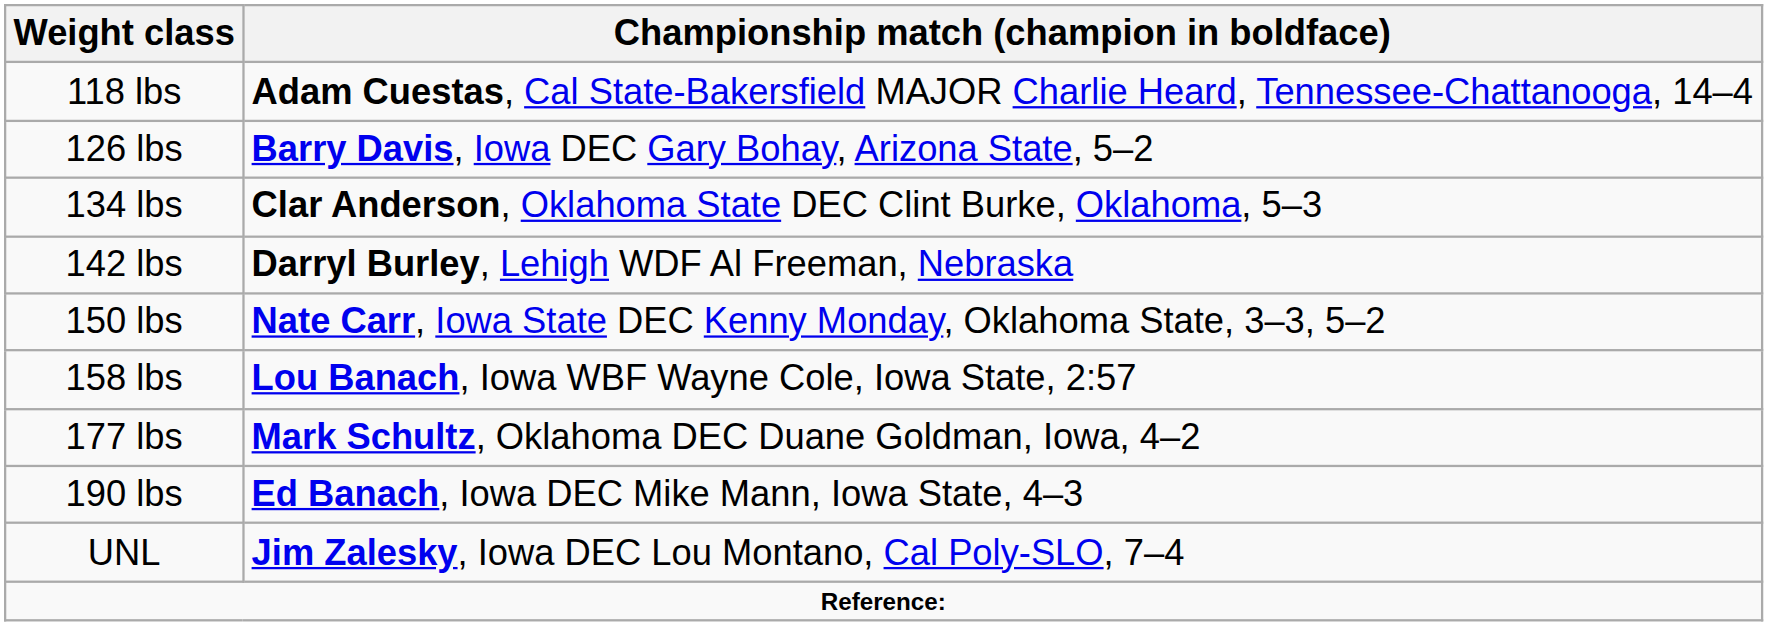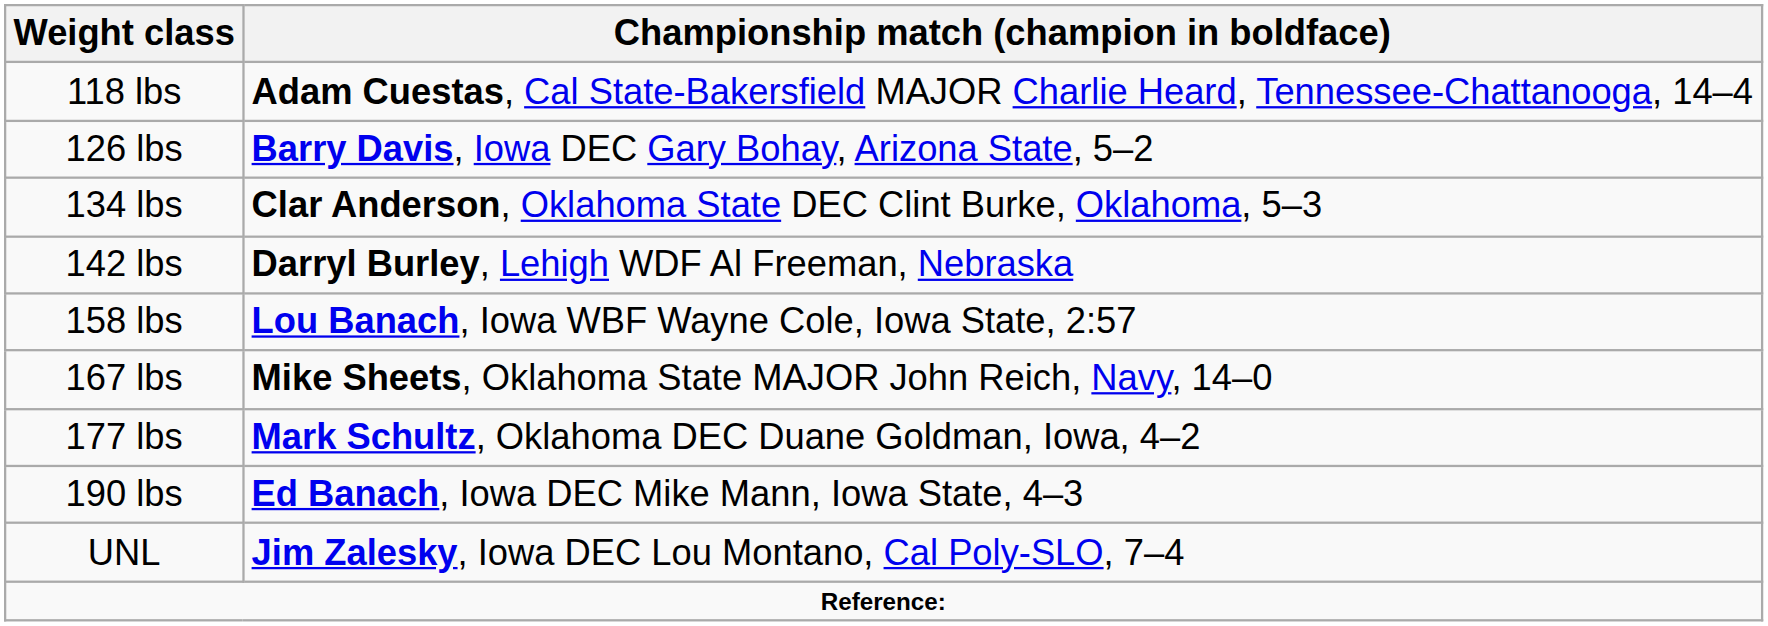- row: (124, 321)
+ row: (124, 378)
